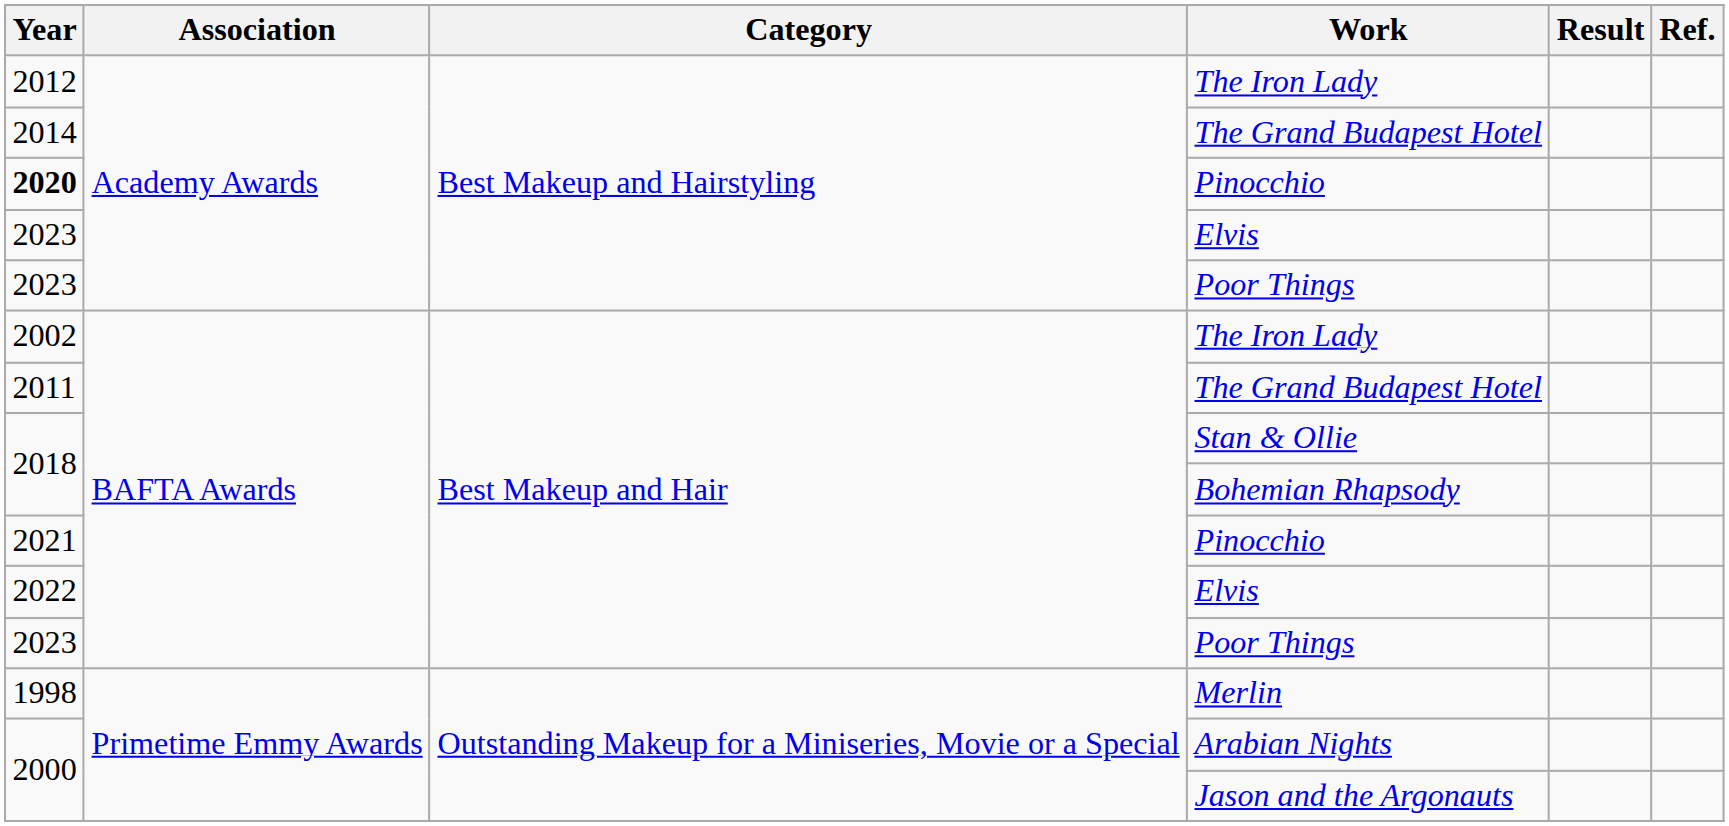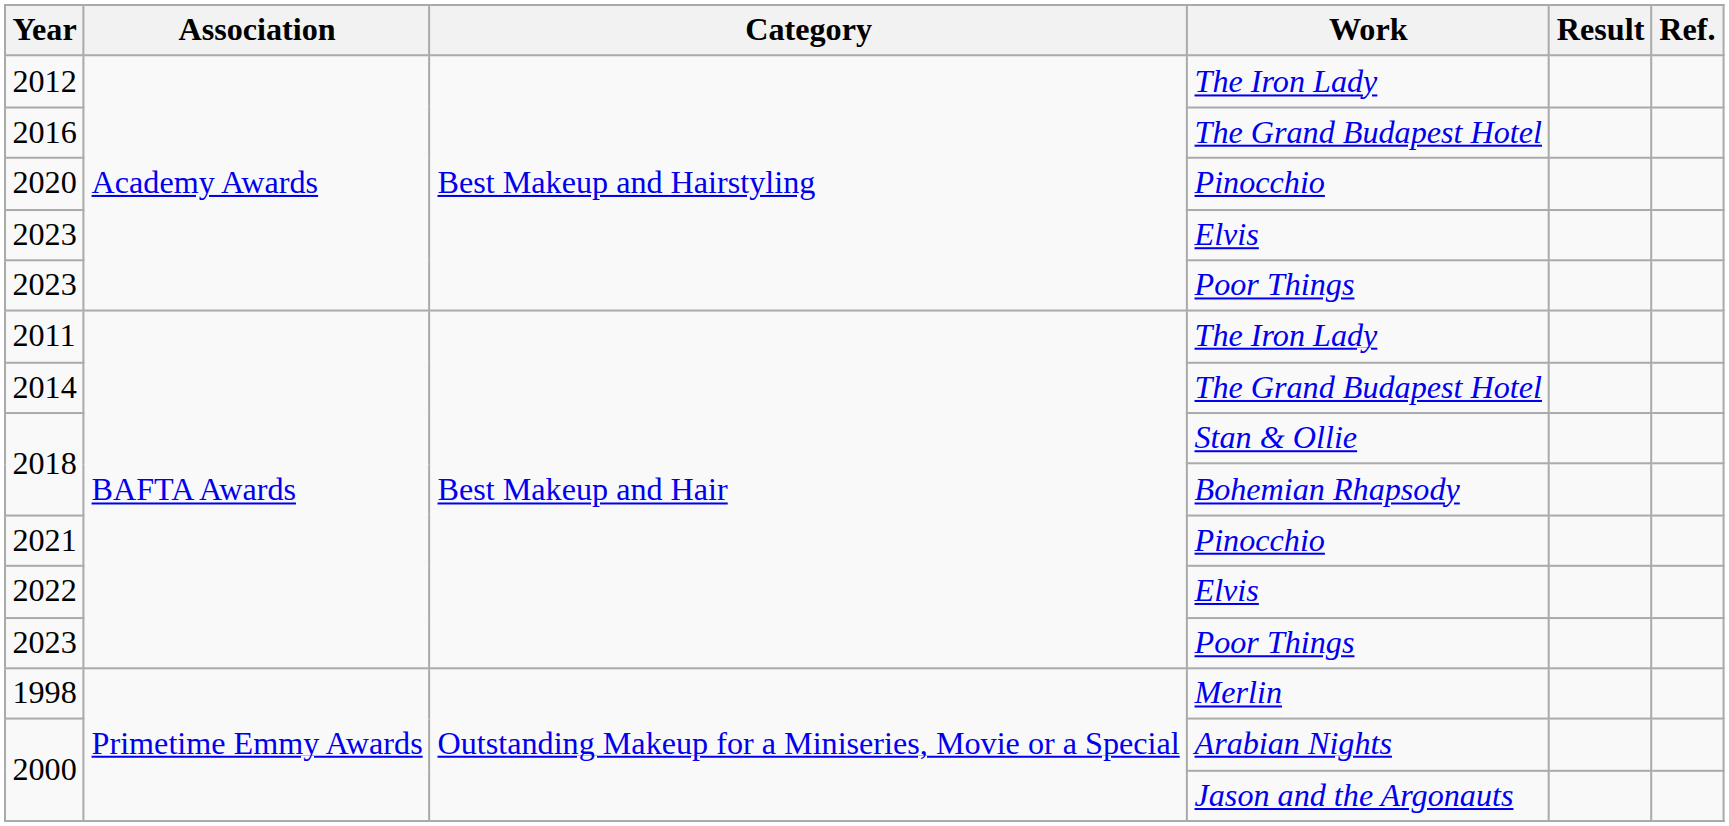(45, 132) 2014 -> (45, 132) 2016
(45, 183) bold -> (45, 183) normal
(45, 336) 2002 -> (44, 336) 2011
(44, 387) 2011 -> (45, 387) 2014
